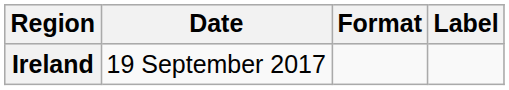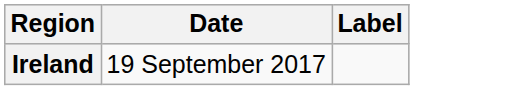- column: (380, 24)
